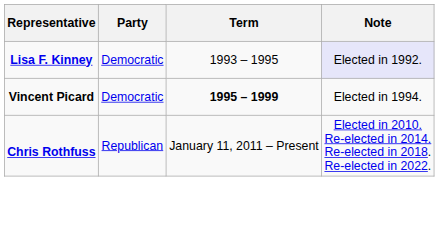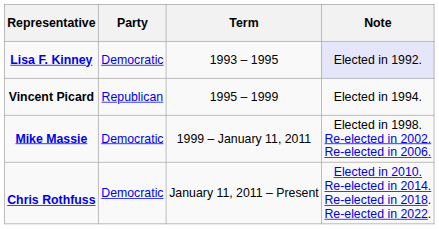(132, 96) Democratic -> (132, 96) Republican
(244, 96) bold -> (244, 96) normal
+ row: (51, 139)
(132, 145) Republican -> (132, 193) Democratic
